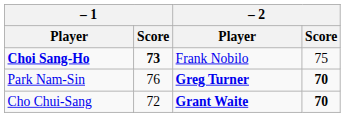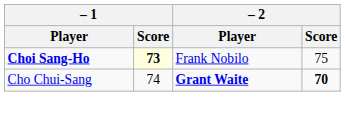(153, 58) no background -> (153, 58) lightyellow background
- row: (46, 79)
(153, 101) 72 -> (153, 79) 74
